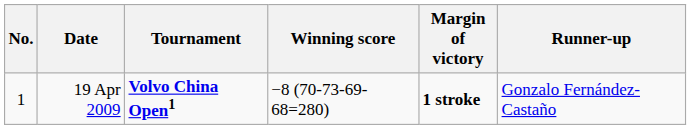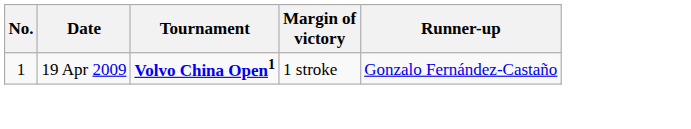- column: (343, 38)
(451, 98) bold -> (310, 68) normal
